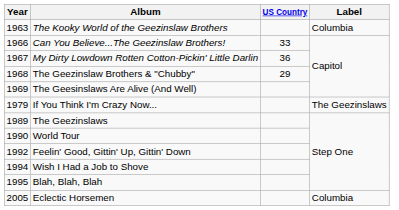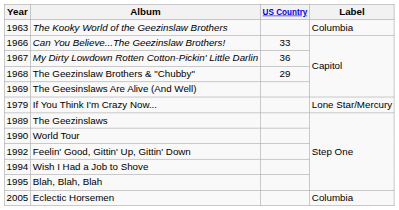(349, 105) The Geezinslaws -> (352, 105) Lone Star/Mercury
